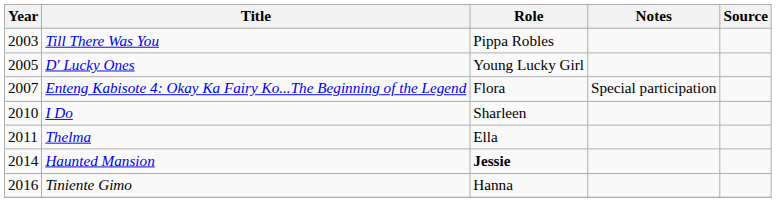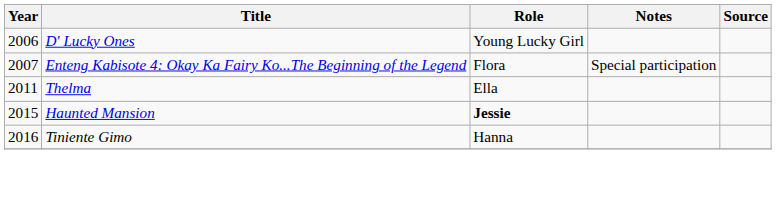- row: (102, 40)
(23, 64) 2005 -> (23, 40) 2006
- row: (59, 112)
(23, 161) 2014 -> (23, 112) 2015
